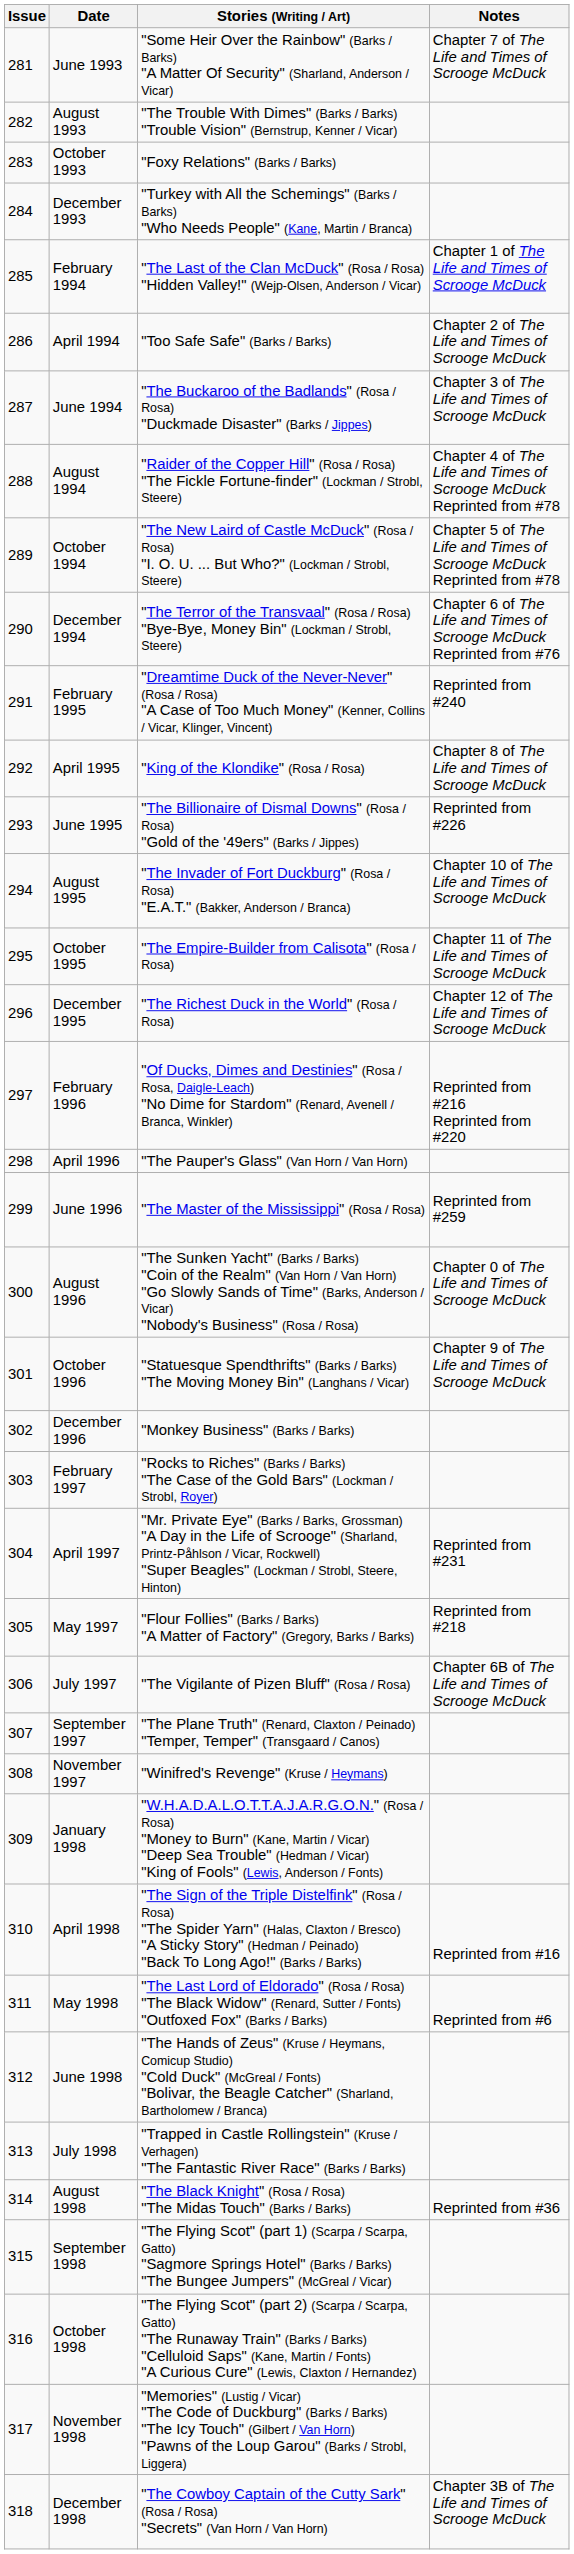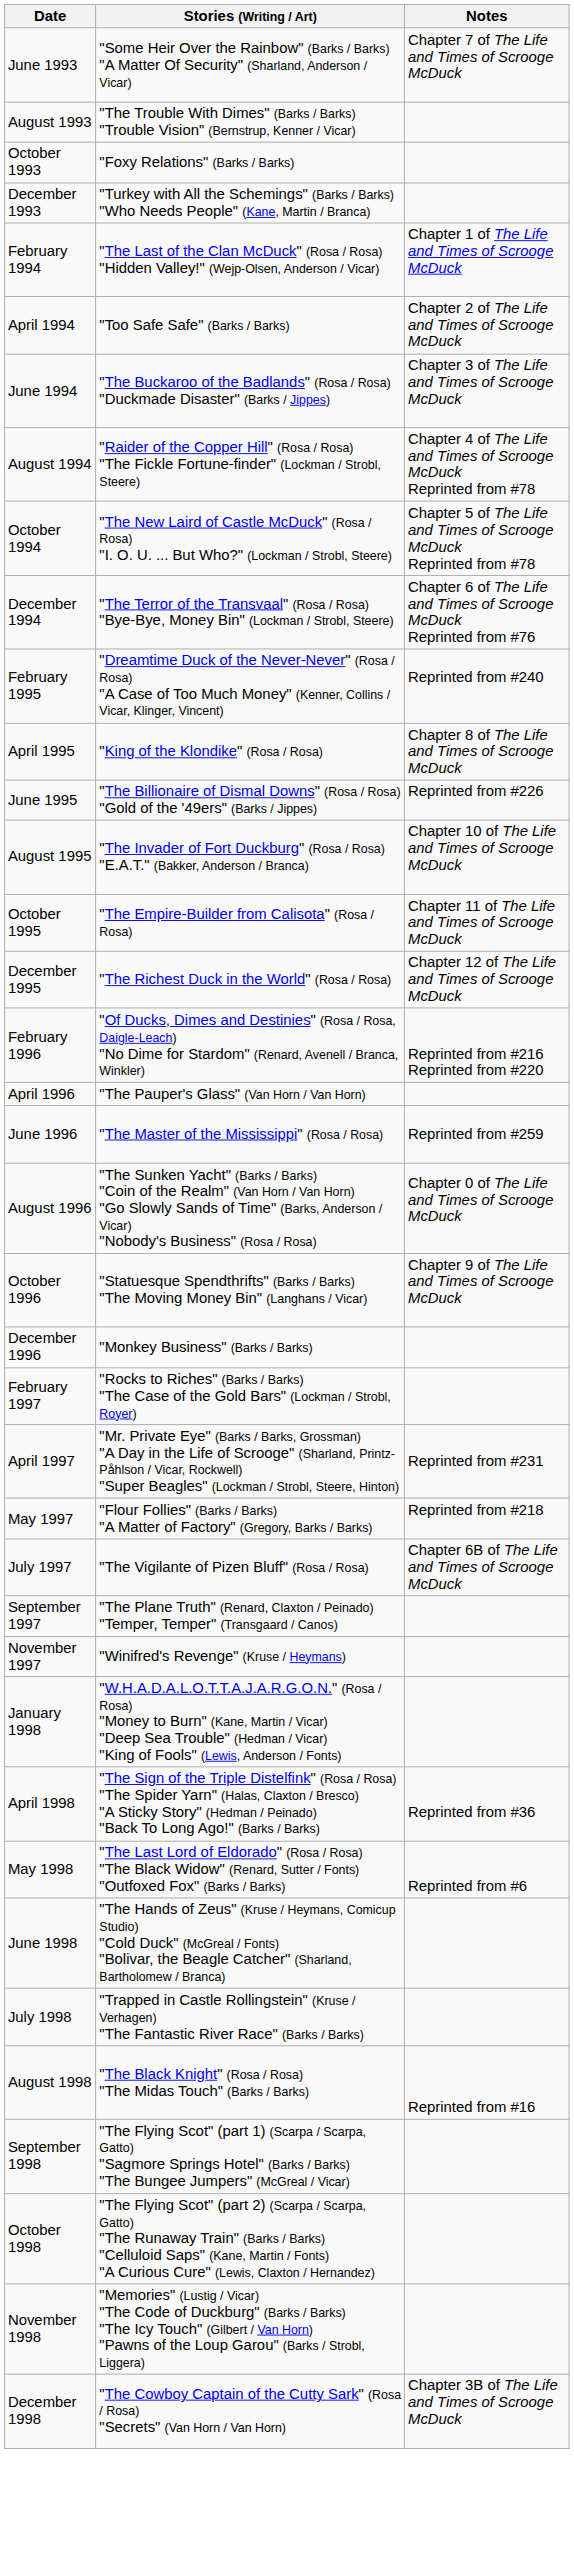- column: (27, 16)
(496, 1937) Reprinted from #16 -> (472, 1812) Reprinted from #36
(496, 2208) Reprinted from #36 -> (472, 2090) Reprinted from #16
